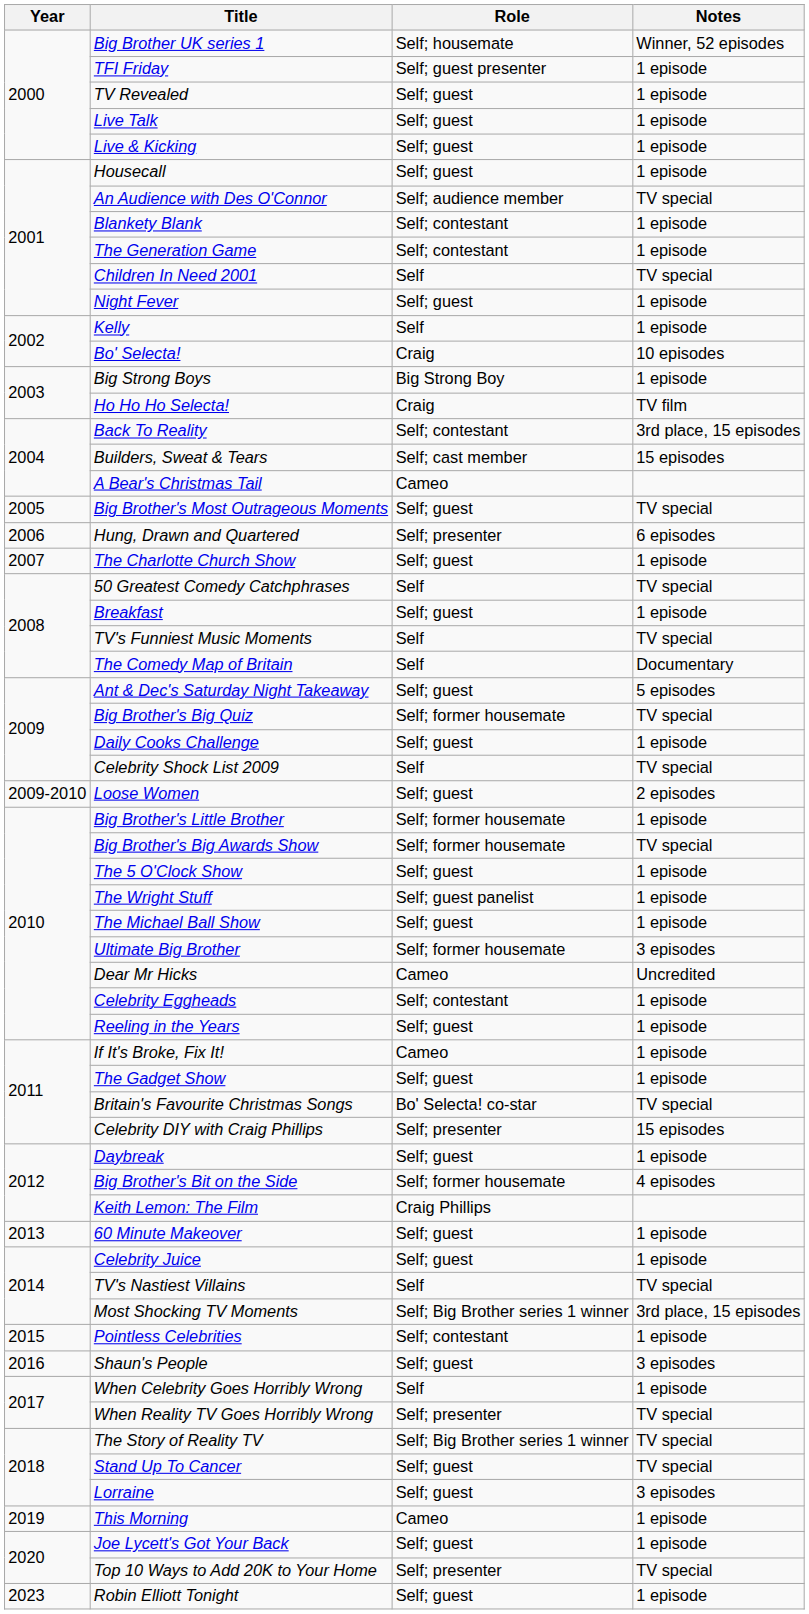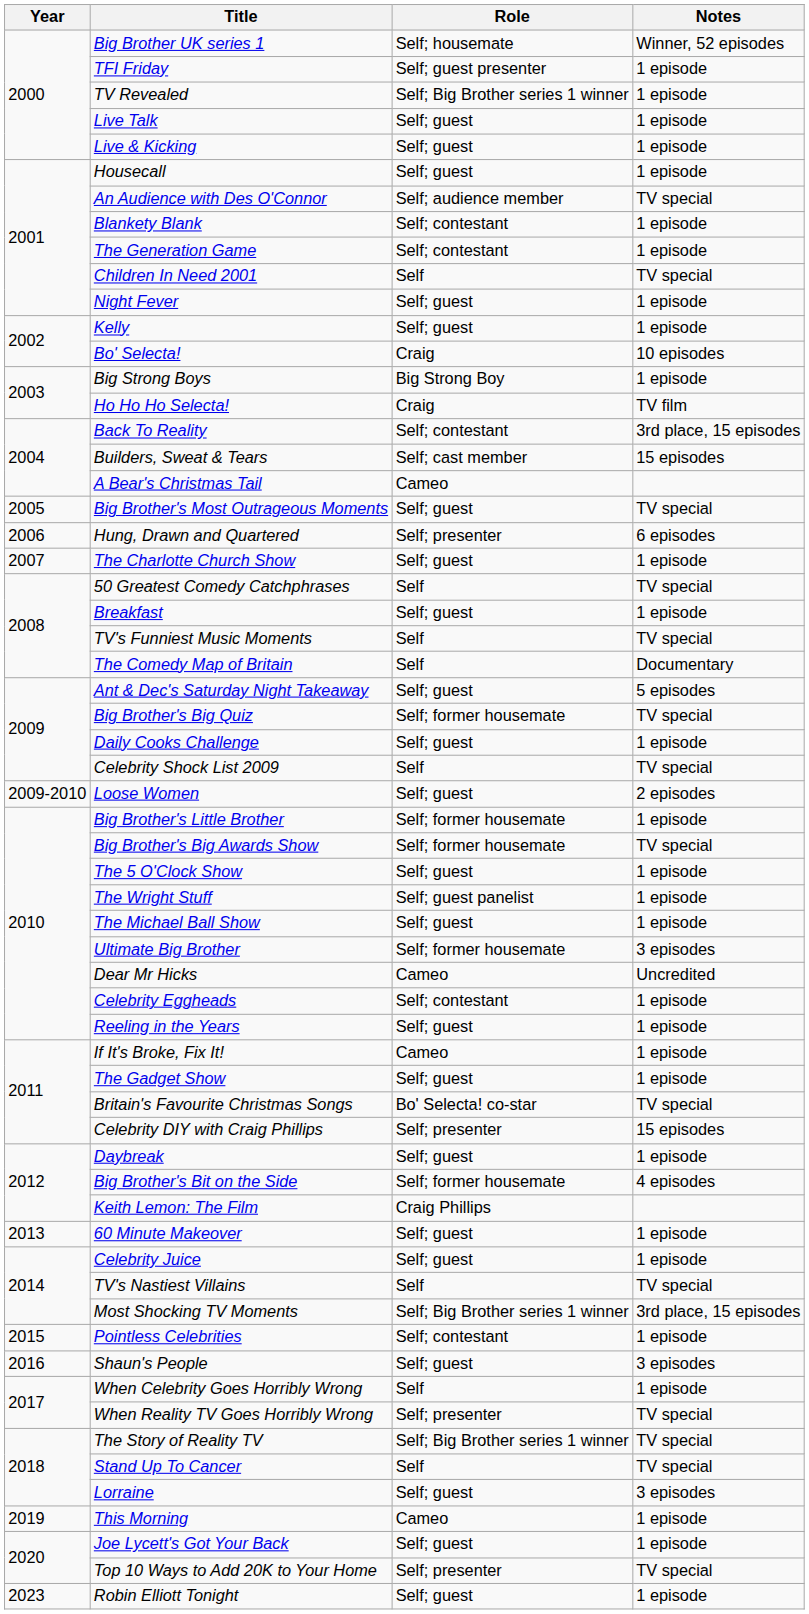(434, 95) Self; guest -> (512, 95) Self; Big Brother series 1 winner
(410, 328) Self -> (434, 328) Self; guest
(434, 1466) Self; guest -> (410, 1466) Self
